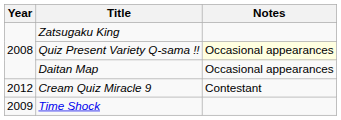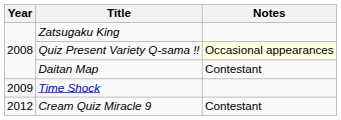(269, 69) Occasional appearances -> (233, 69) Contestant
rows swapped: (69, 106) <-> (95, 87)
